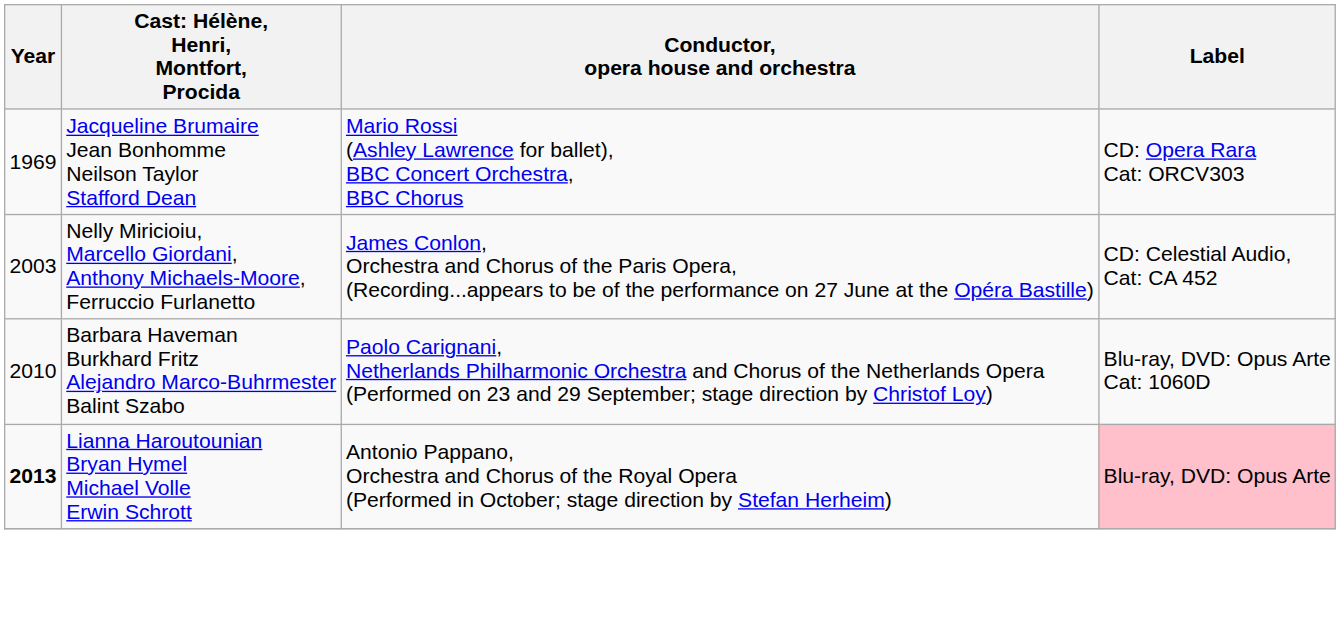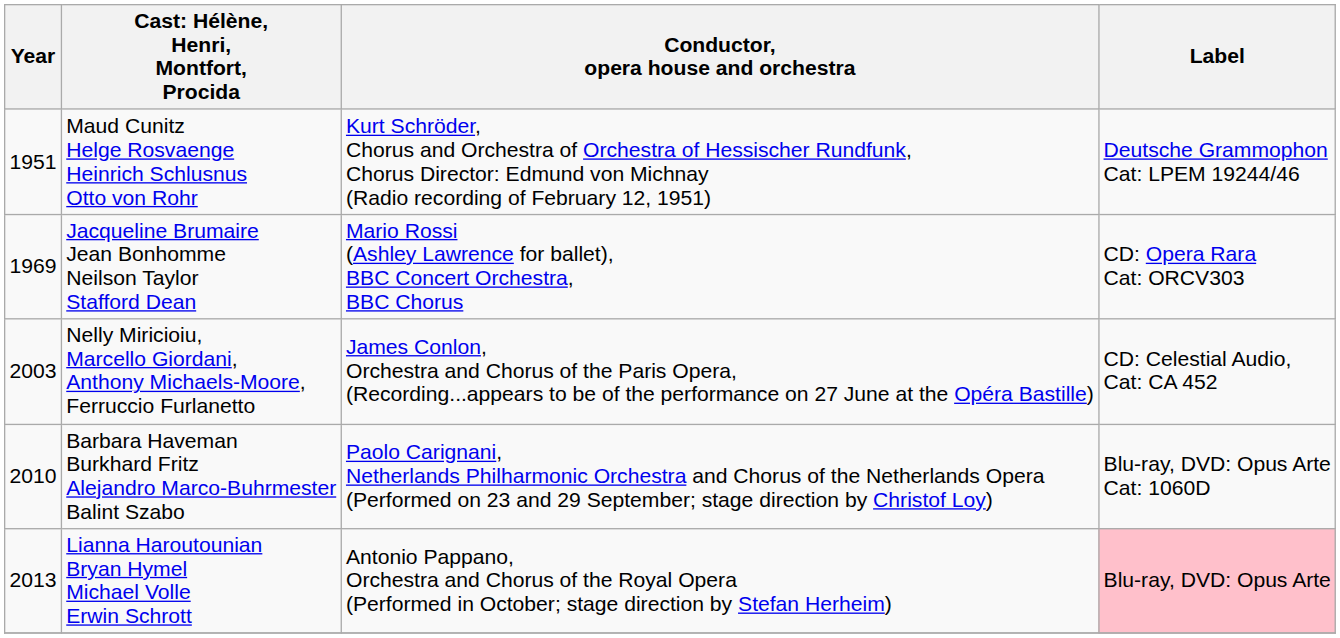+ row: (157, 161)
(33, 475) bold -> (33, 580) normal
